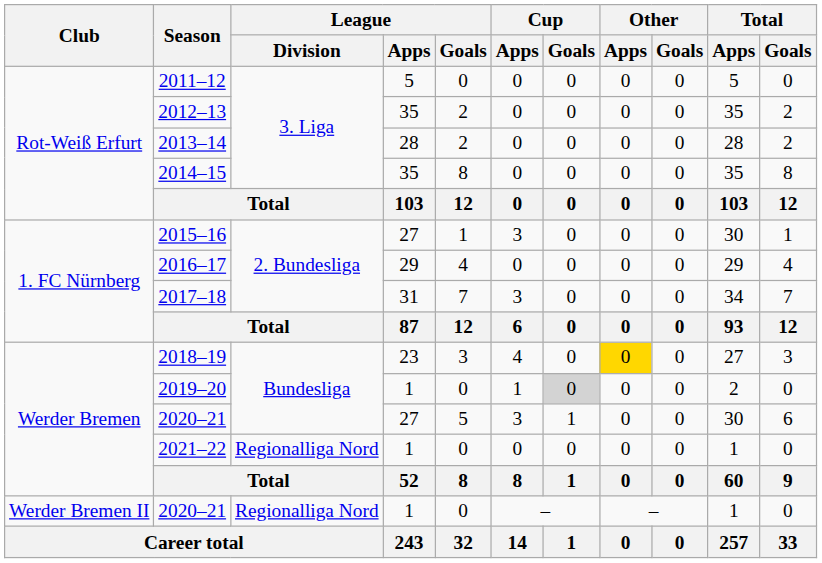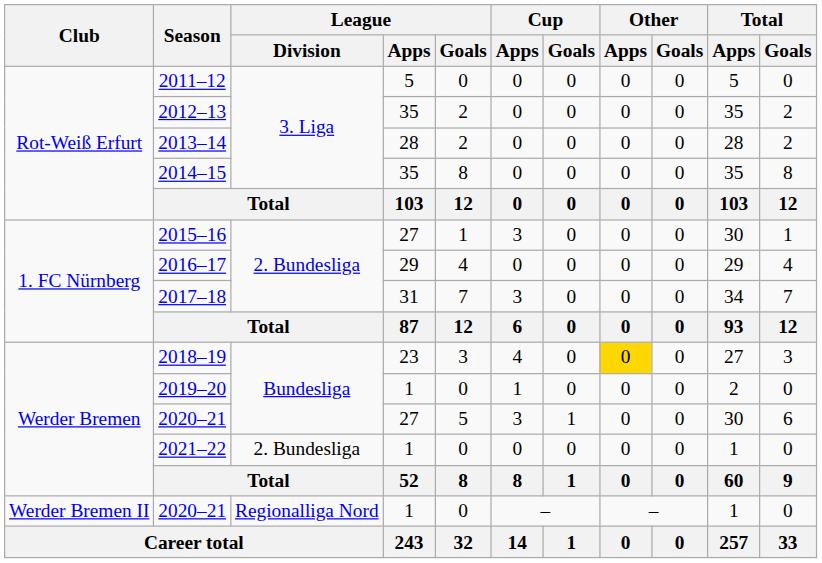(571, 388) lightgrey background -> (571, 388) no background
(307, 449) Regionalliga Nord -> (307, 449) 2. Bundesliga
